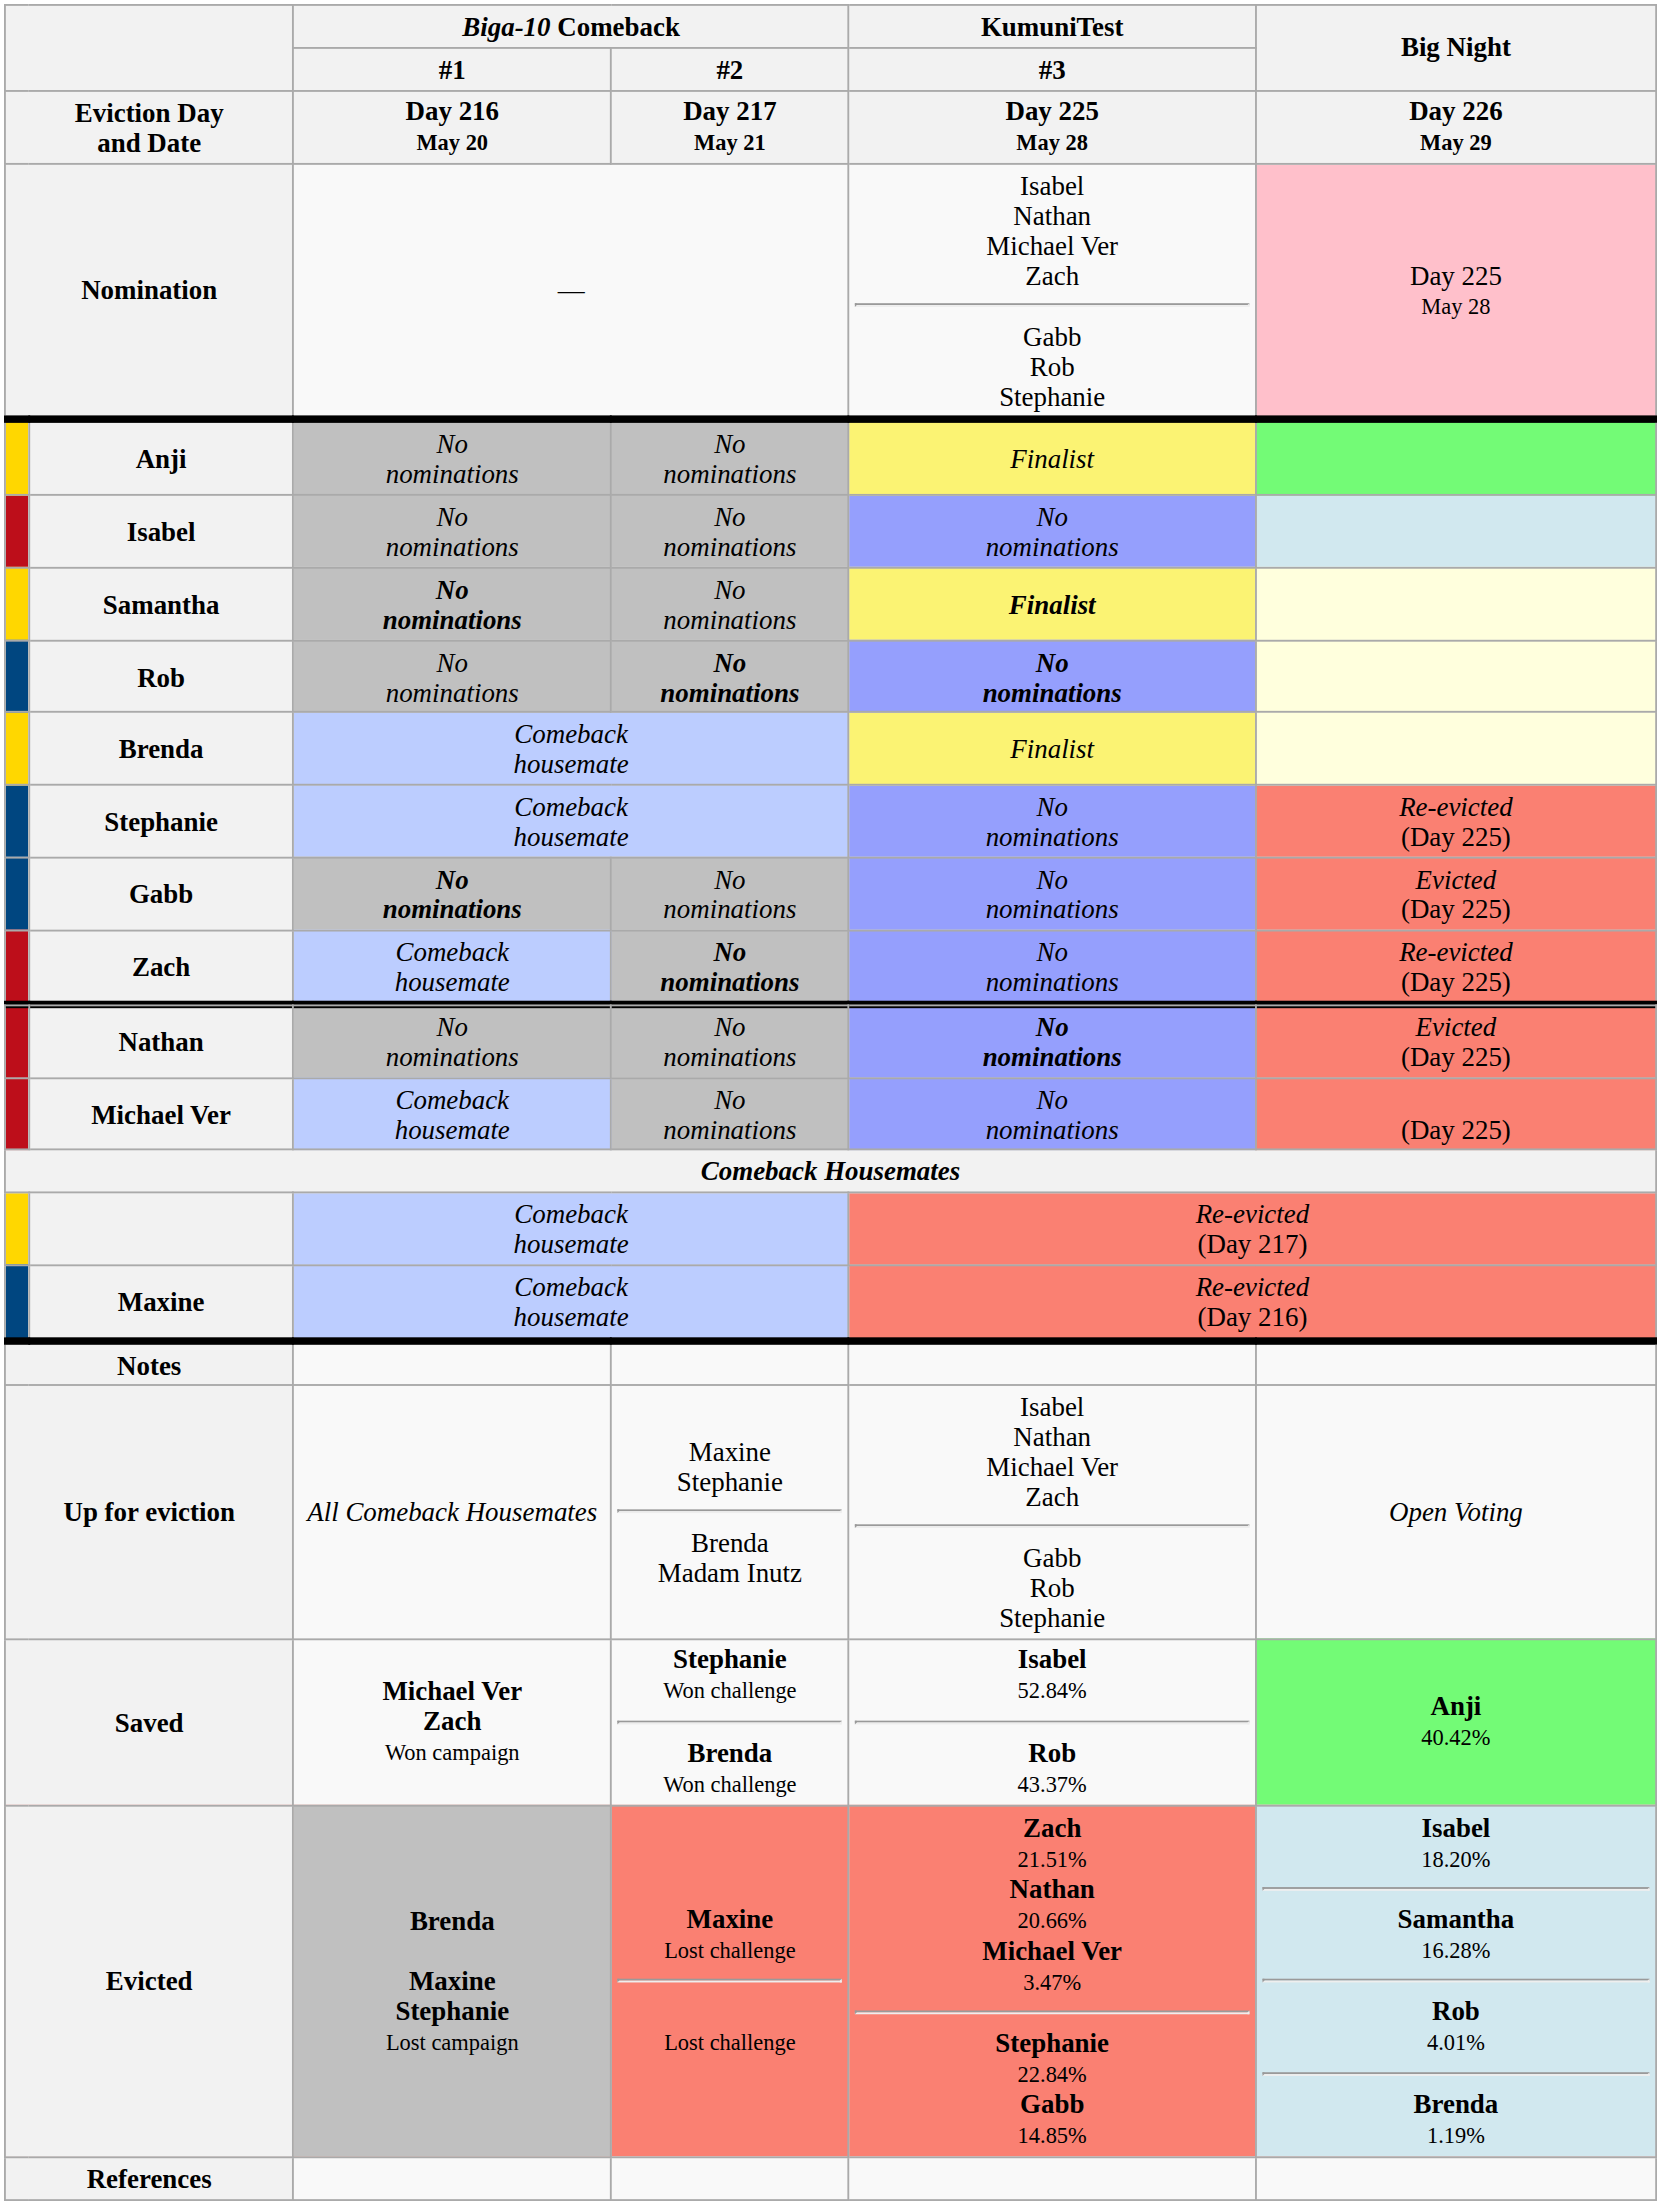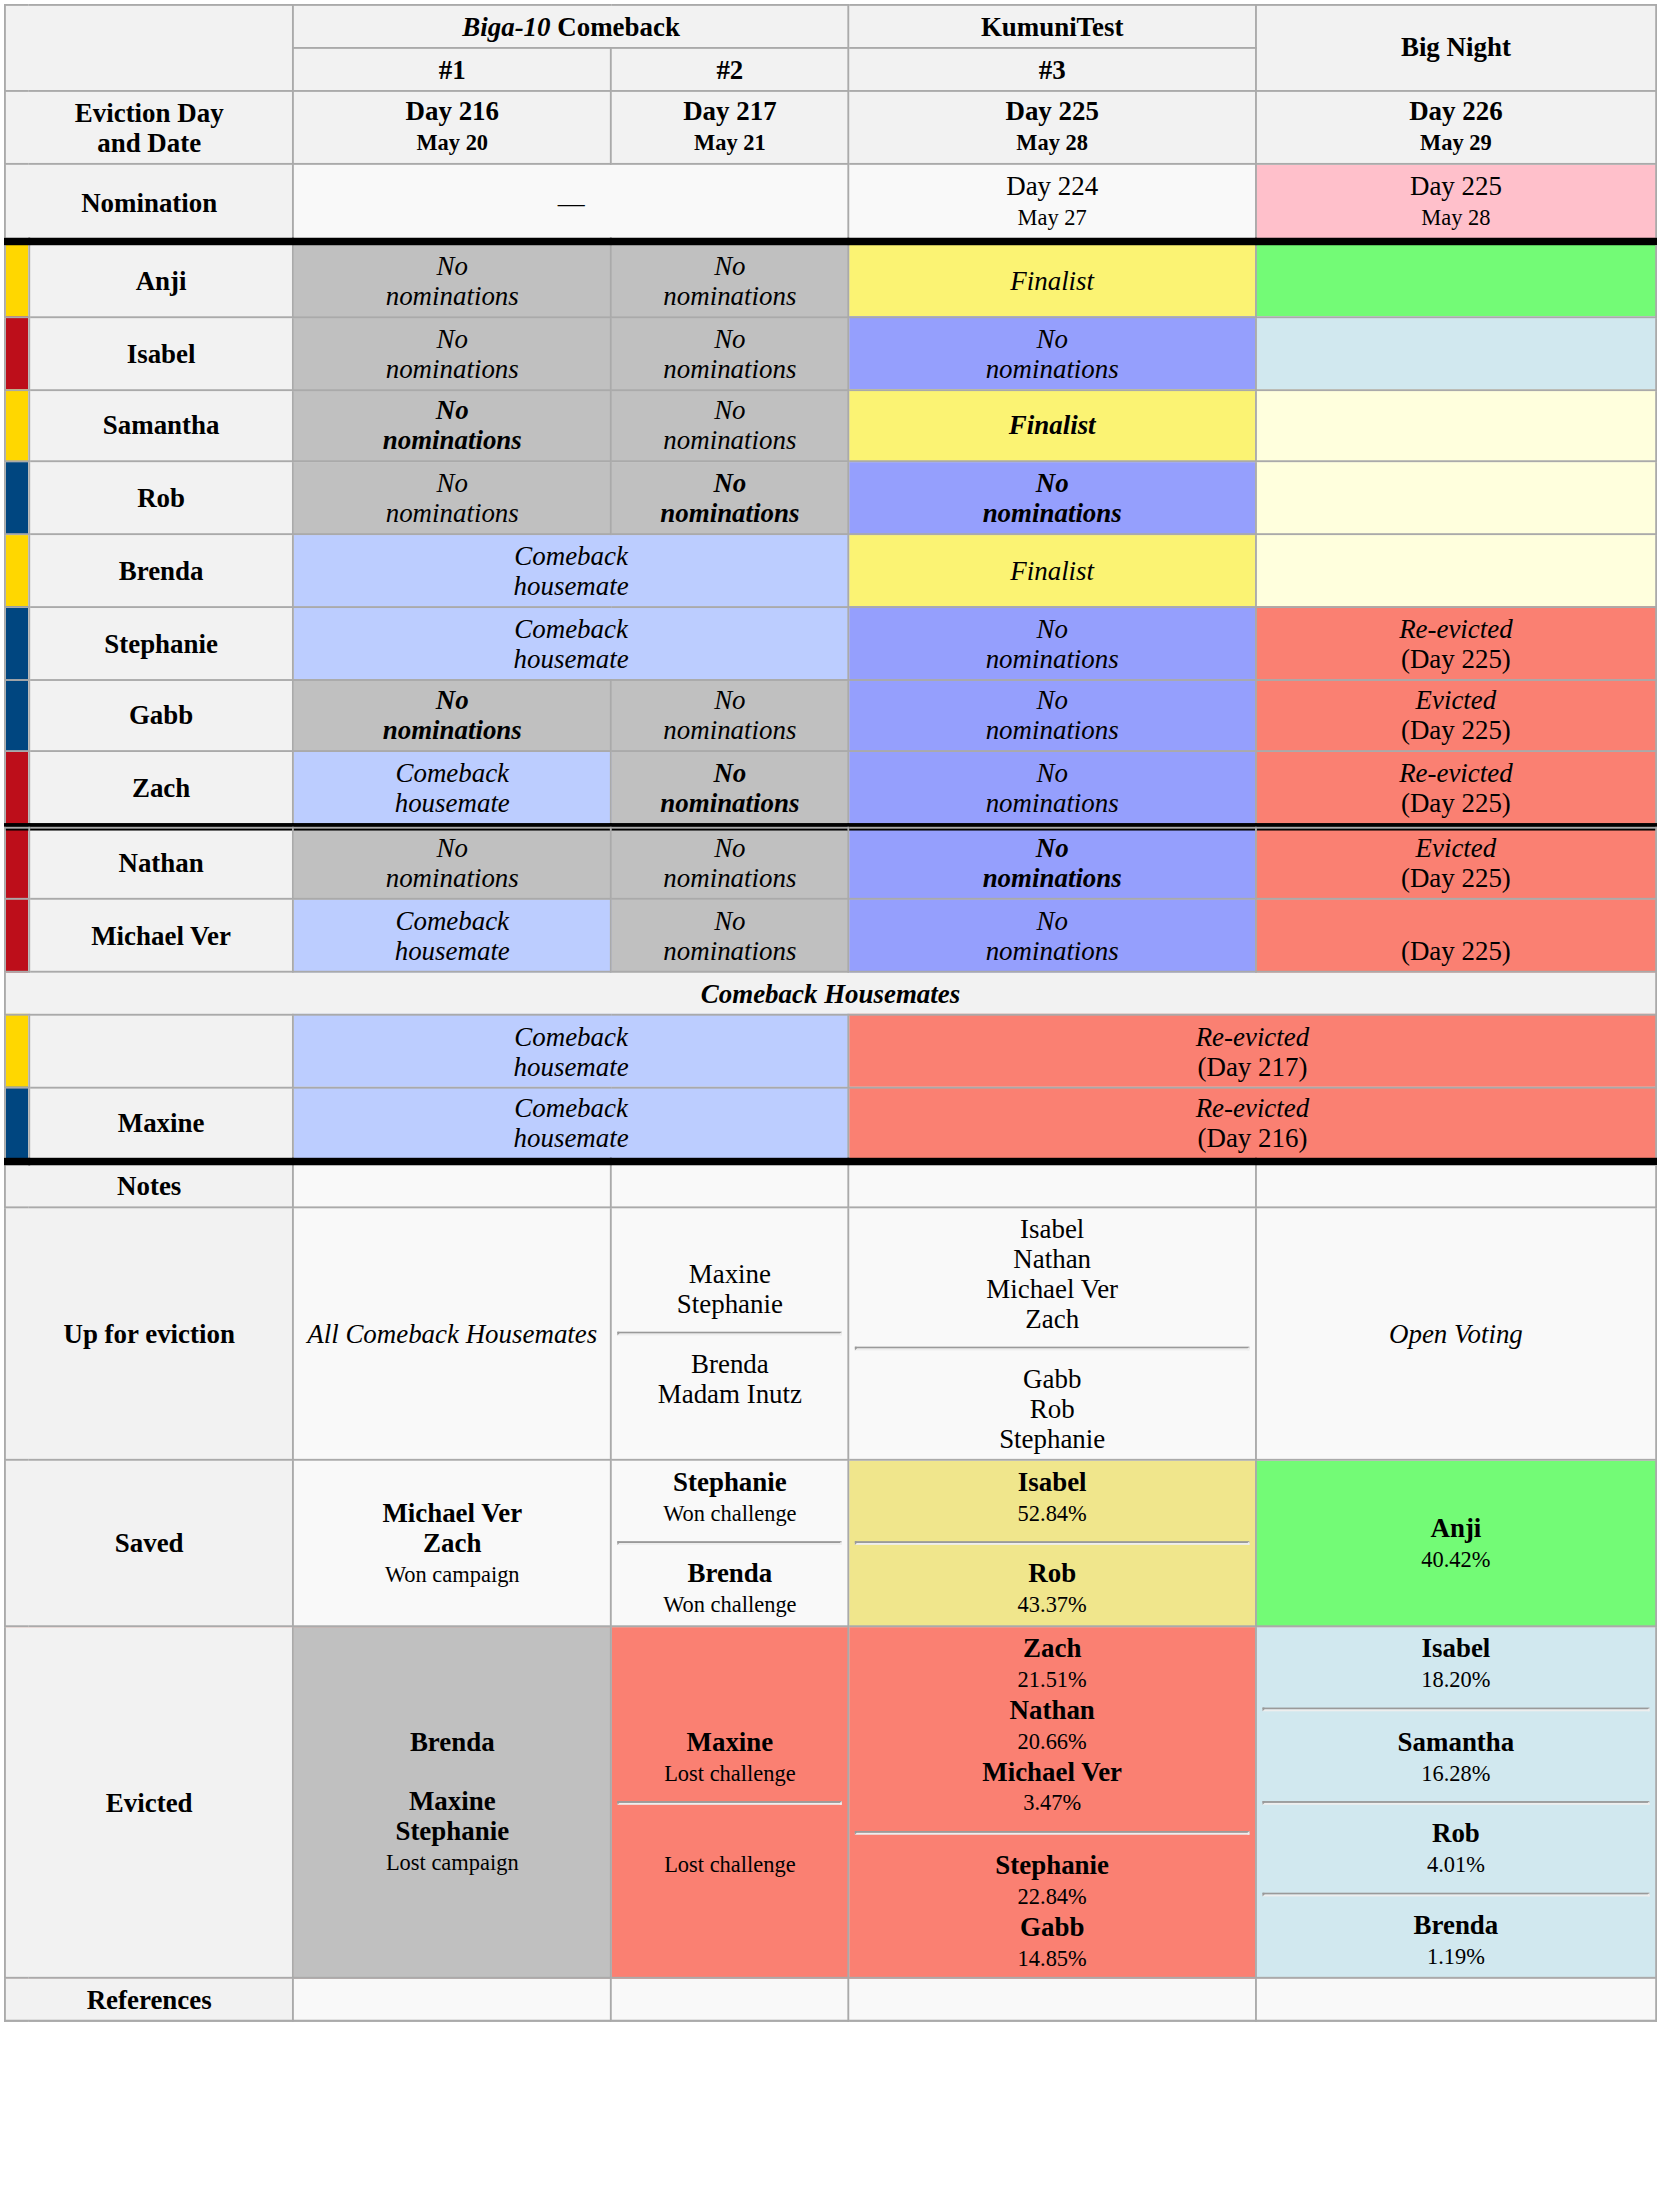(1052, 291) Isabel Nathan Michael Ver Zach Gabb Rob Stephanie -> (1052, 201) Day 224 May 27
(1052, 1721) no background -> (1052, 1543) khaki background
